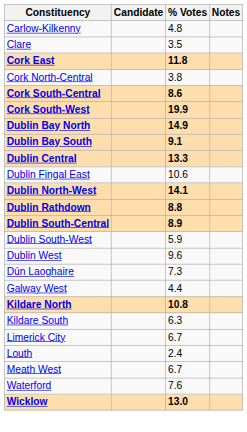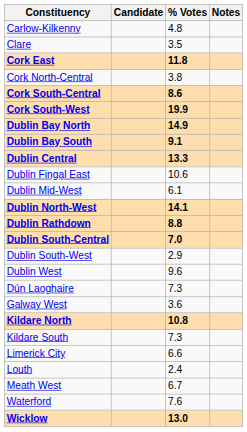+ row: (44, 191)
(175, 223) 8.9 -> (175, 239) 7.0
(175, 239) 5.9 -> (175, 256) 2.9
(175, 288) 4.4 -> (175, 304) 3.6
(175, 321) 6.3 -> (175, 337) 7.3
(175, 337) 6.7 -> (175, 353) 6.6
